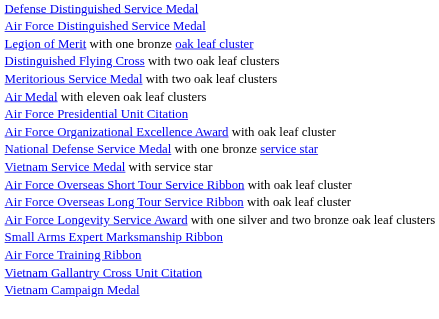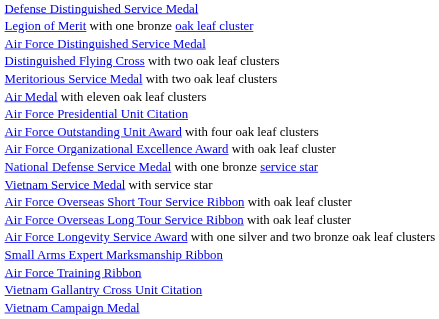rows swapped: (105, 26) <-> (129, 43)
+ row: (162, 131)
